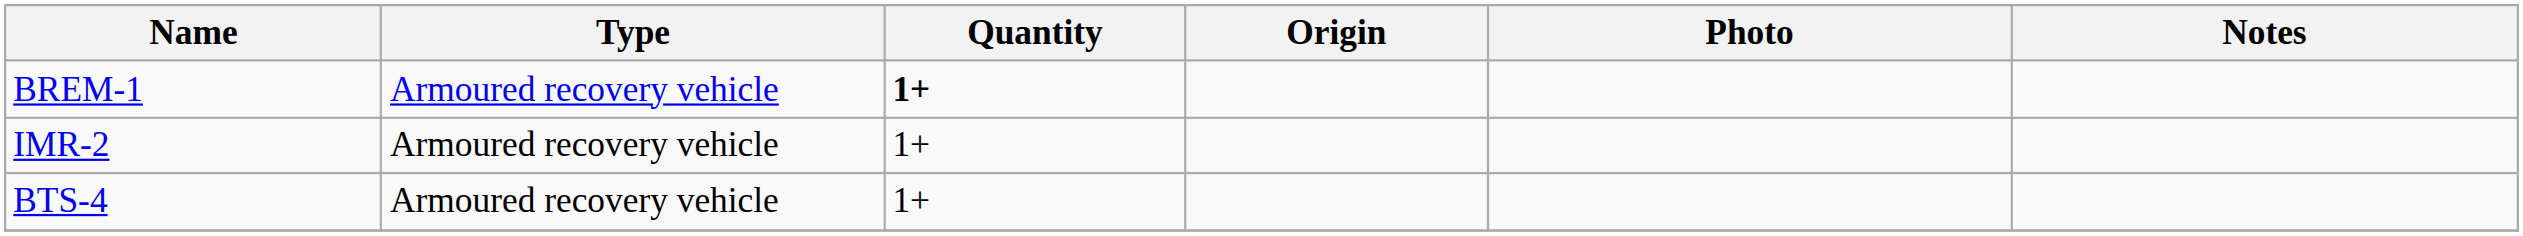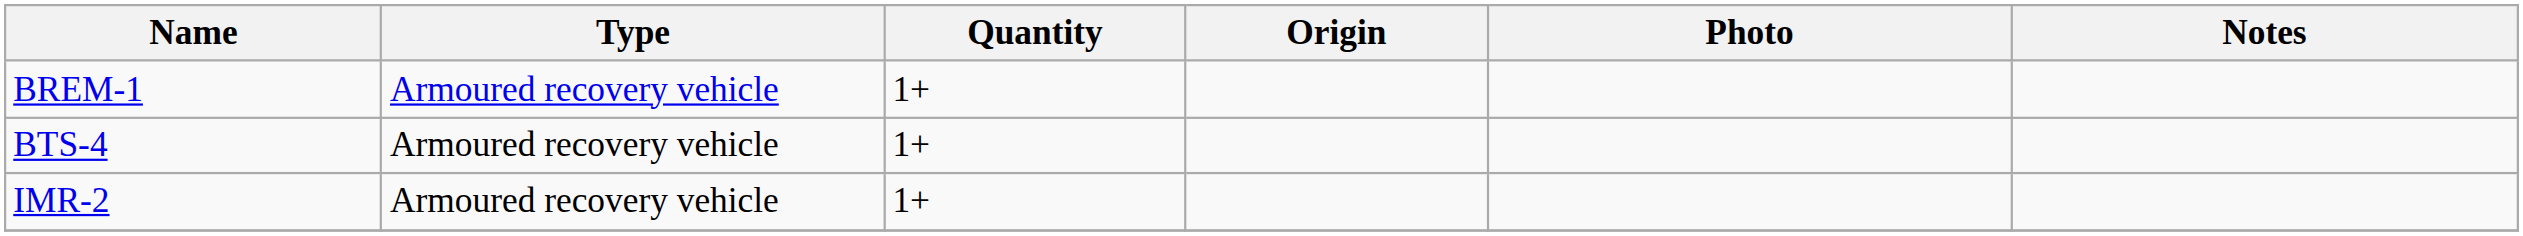(911, 88) bold -> (911, 88) normal
rows swapped: (61, 144) <-> (60, 200)
